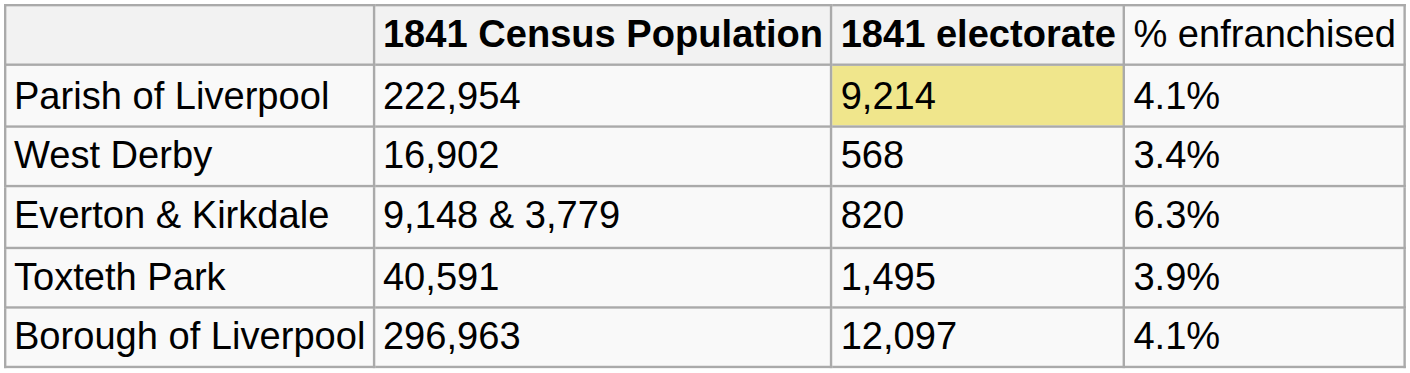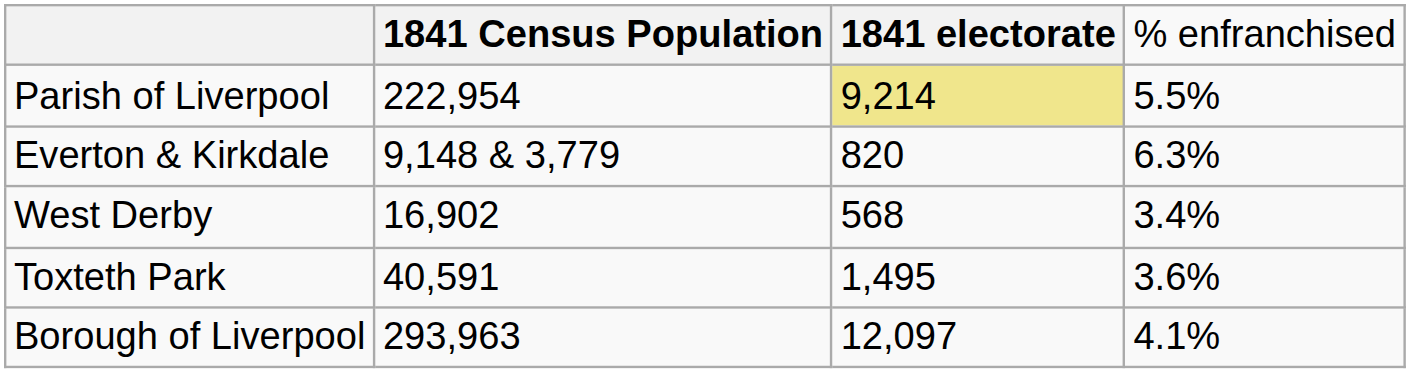(1177, 95) 4.1% -> (1177, 95) 5.5%
rows swapped: (172, 215) <-> (113, 155)
(1177, 276) 3.9% -> (1177, 276) 3.6%
(452, 336) 296,963 -> (452, 336) 293,963
